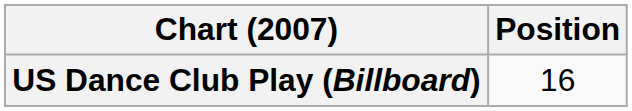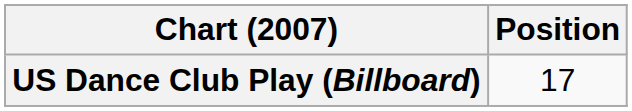(558, 79) 16 -> (558, 79) 17
